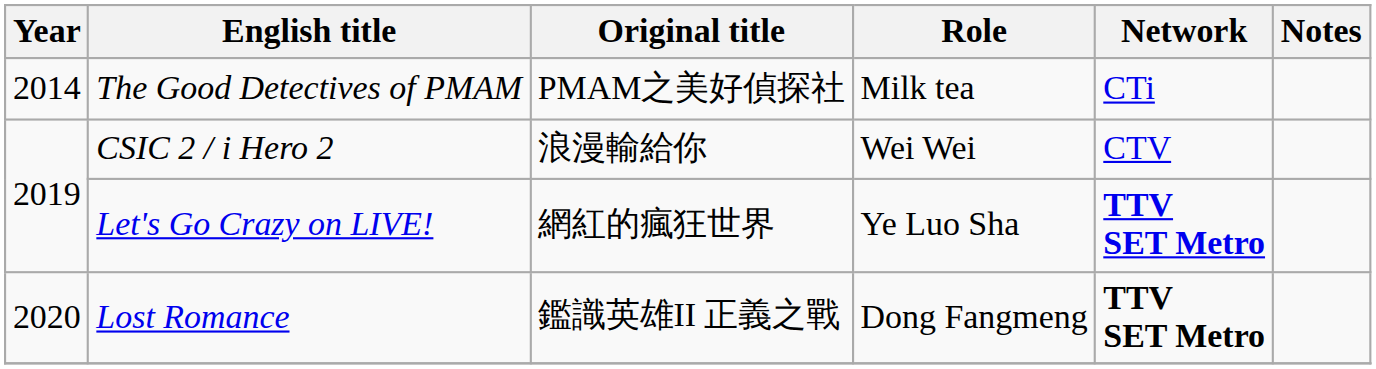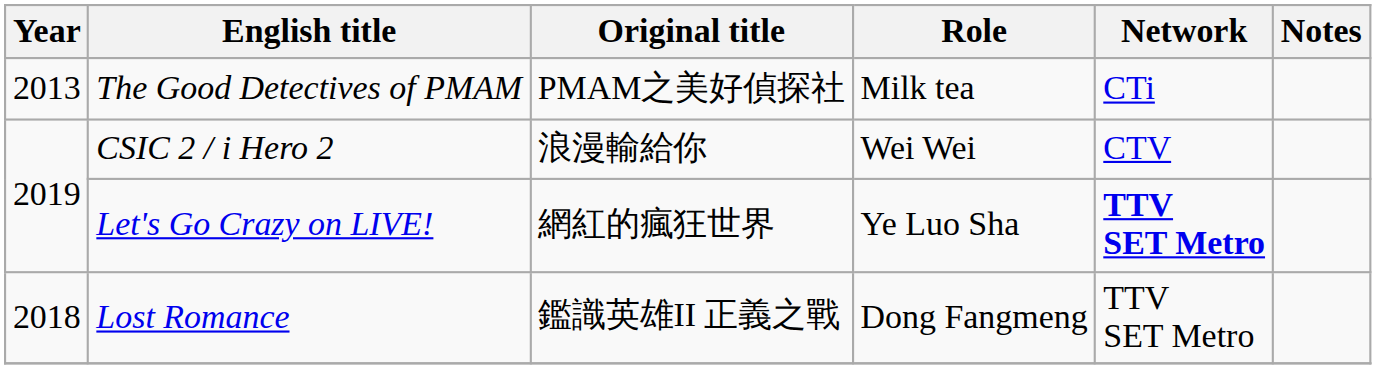(47, 88) 2014 -> (47, 88) 2013
(47, 316) 2020 -> (47, 316) 2018
(1184, 316) bold -> (1179, 316) normal
